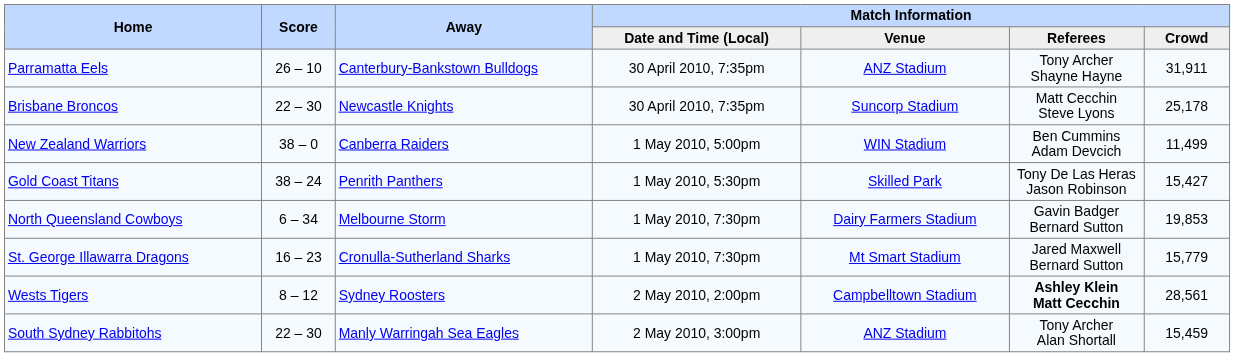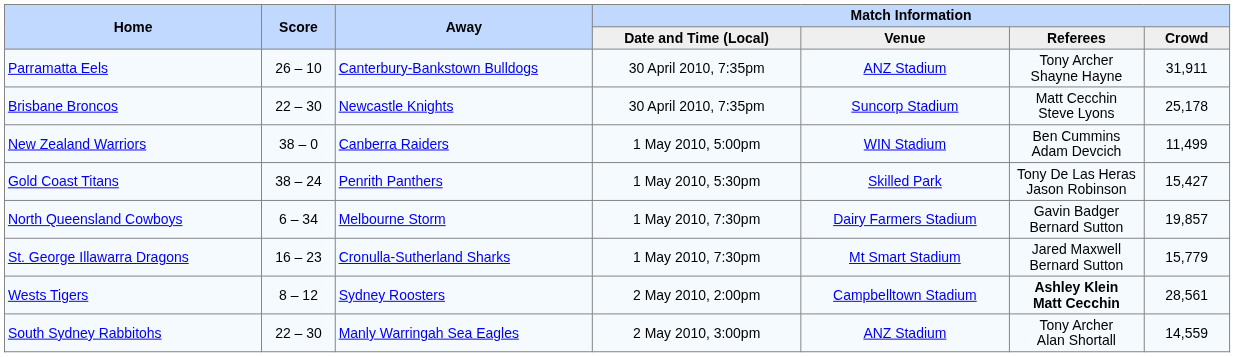(1187, 219) 19,853 -> (1187, 219) 19,857
(1187, 333) 15,459 -> (1187, 333) 14,559
